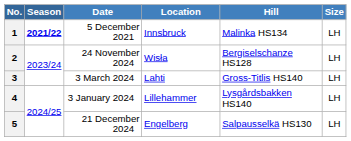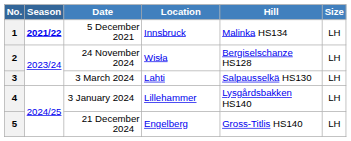(262, 78) Gross-Titlis HS140 -> (267, 78) Salpausselkä HS130
(267, 124) Salpausselkä HS130 -> (262, 124) Gross-Titlis HS140
